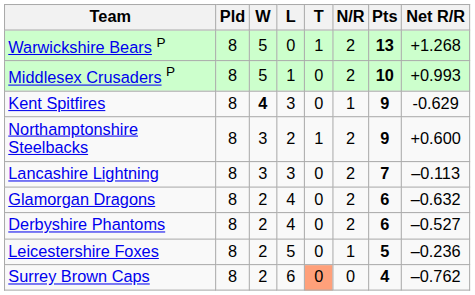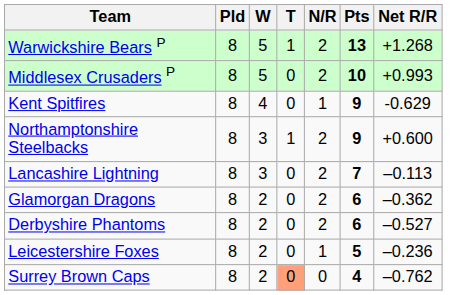- column: (291, 17)
(263, 103) bold -> (263, 103) normal
(436, 199) –0.632 -> (408, 199) –0.362
